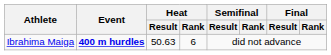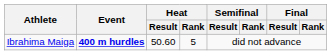(163, 43) 50.63 -> (163, 43) 50.60
(193, 43) 6 -> (193, 43) 5
